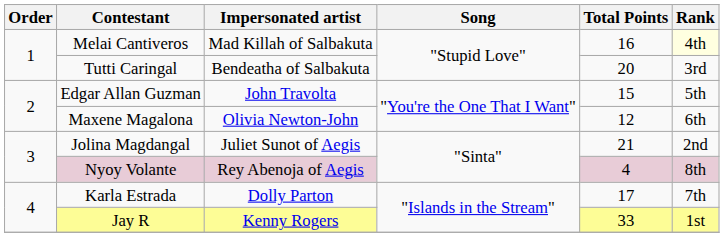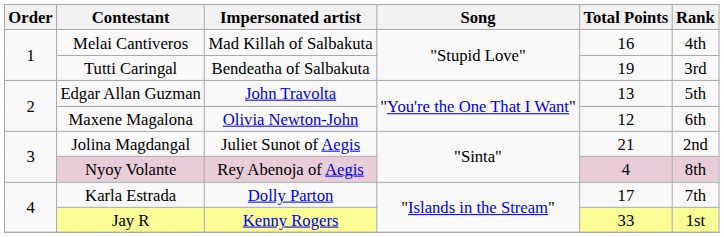(695, 43) lightyellow background -> (695, 43) no background
(626, 68) 20 -> (626, 68) 19
(626, 93) 15 -> (626, 93) 13
